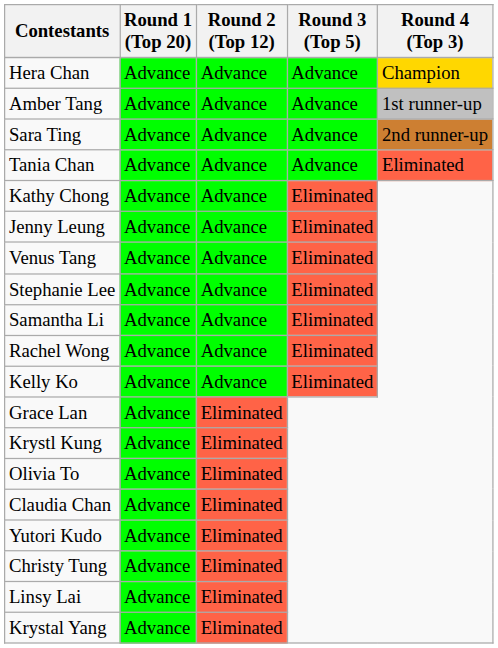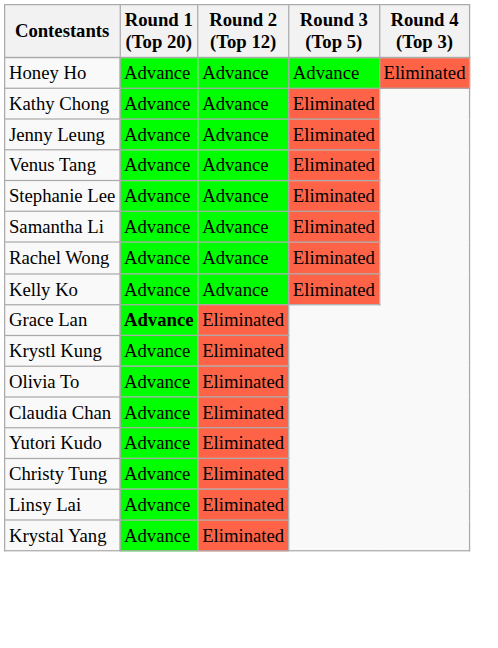- row: (49, 73)
- row: (56, 103)
- row: (45, 134)
+ row: (48, 73)
- row: (52, 165)
(157, 412) normal -> (159, 319) bold
